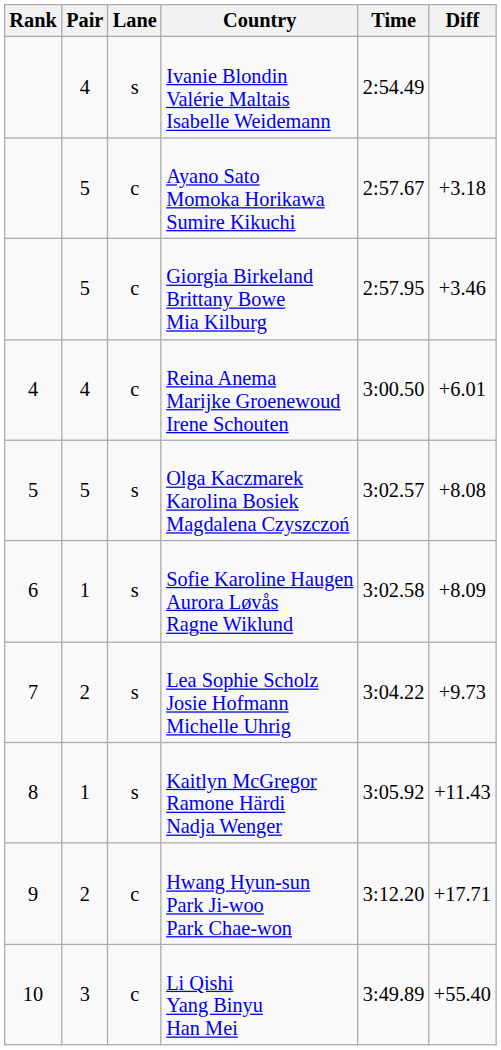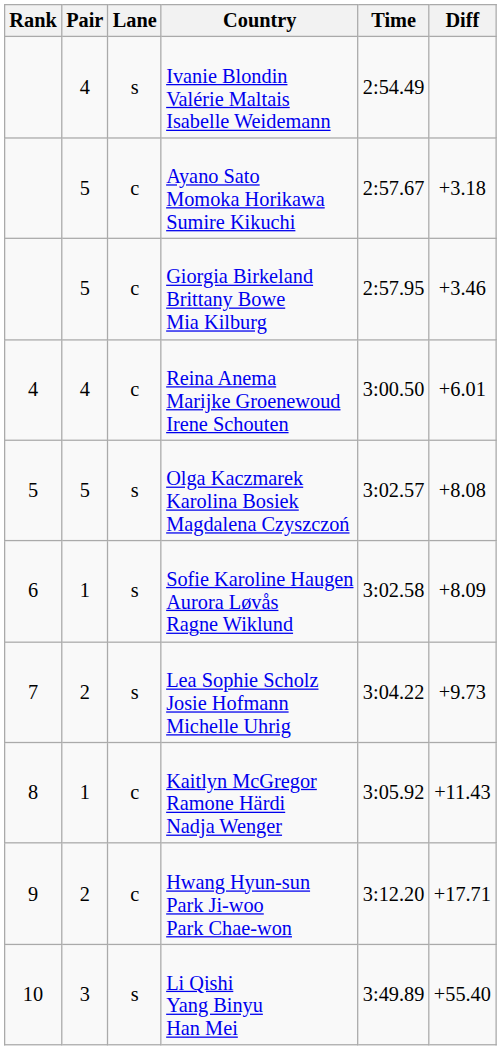(135, 792) s -> (135, 792) c
(135, 994) c -> (135, 994) s
